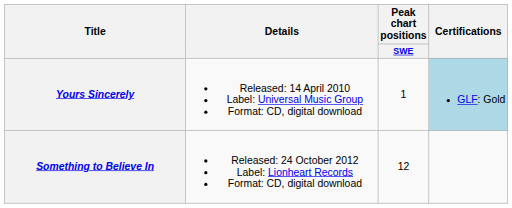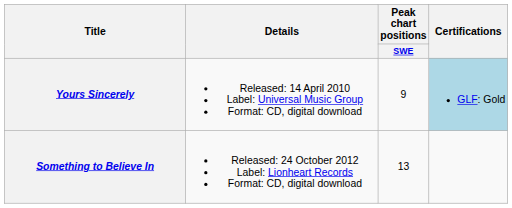(403, 94) 1 -> (403, 94) 9
(403, 166) 12 -> (403, 166) 13
